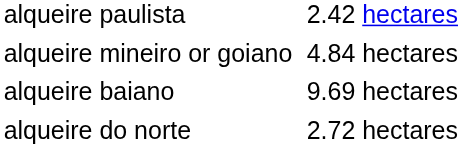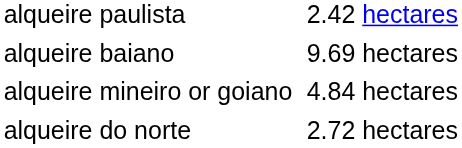rows swapped: (148, 53) <-> (89, 91)
